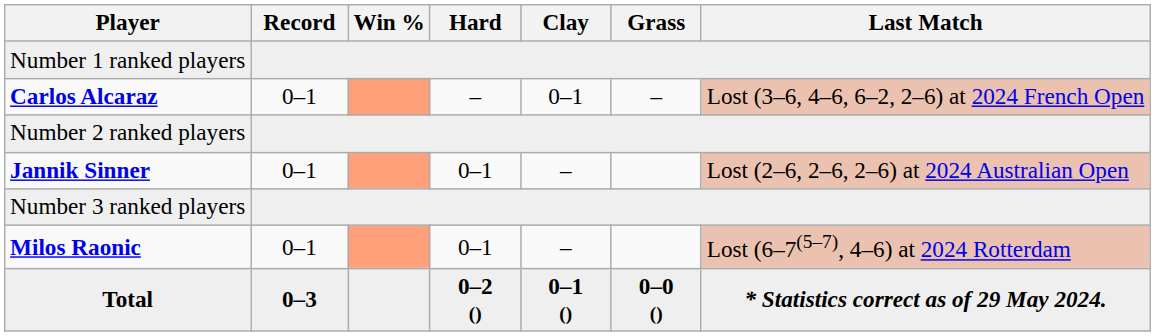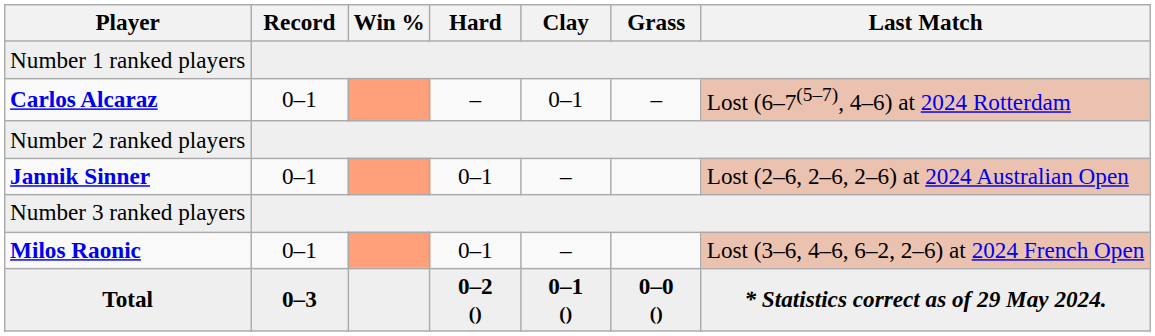(926, 96) Lost (3–6, 4–6, 6–2, 2–6) at 2024 French Open -> (889, 99) Lost (6–7(5–7), 4–6) at 2024 Rotterdam
(889, 246) Lost (6–7(5–7), 4–6) at 2024 Rotterdam -> (926, 249) Lost (3–6, 4–6, 6–2, 2–6) at 2024 French Open
